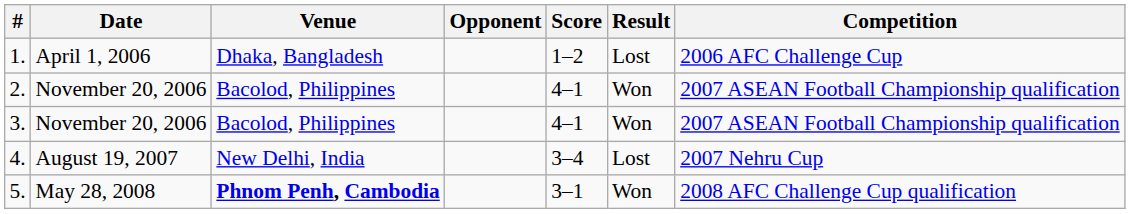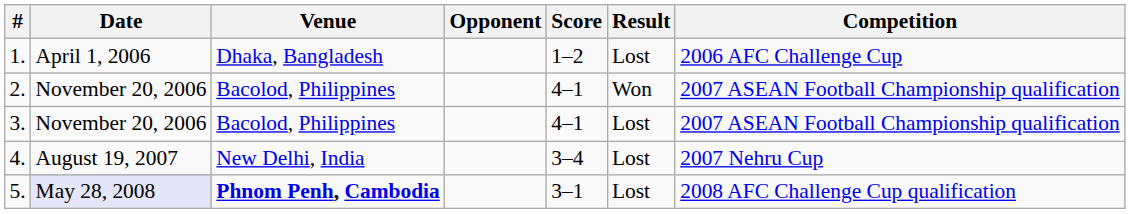(632, 123) Won -> (631, 123) Lost
(95, 191) no background -> (95, 191) lavender background
(632, 191) Won -> (631, 191) Lost
